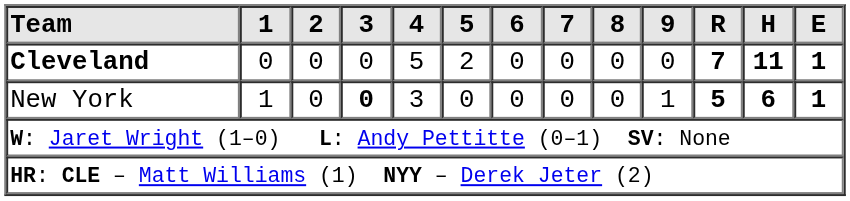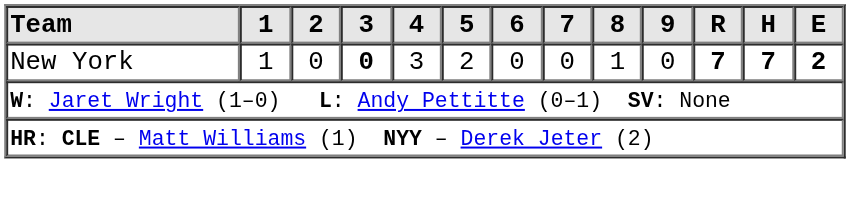- row: (80, 62)
(467, 100) 0 -> (467, 62) 2
(618, 100) 0 -> (618, 62) 1
(668, 100) 1 -> (668, 62) 0
(718, 100) 5 -> (718, 62) 7
(768, 100) 6 -> (768, 62) 7
(819, 100) 1 -> (819, 62) 2
